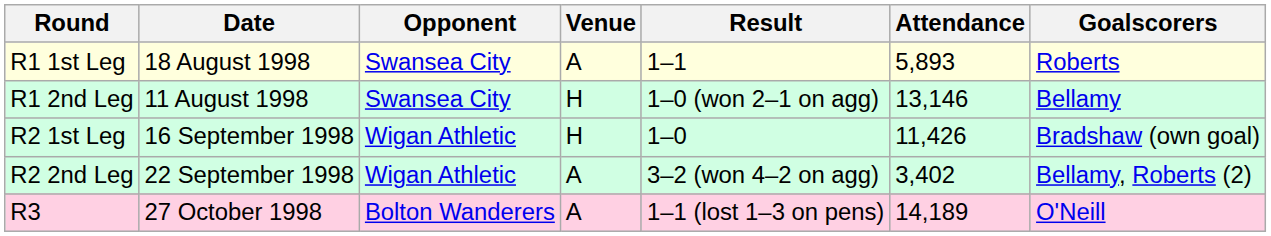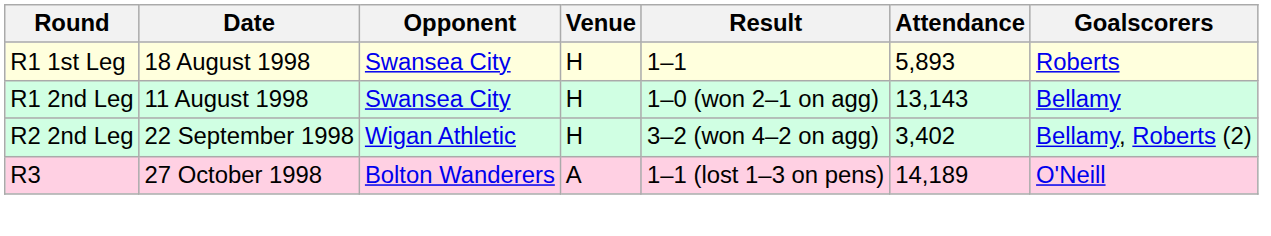(574, 61) A -> (574, 61) H
(932, 99) 13,146 -> (932, 99) 13,143
- row: (68, 136)
(574, 174) A -> (574, 136) H
